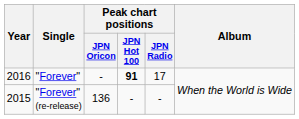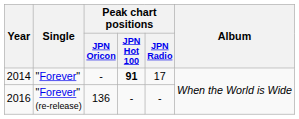(19, 76) 2016 -> (19, 76) 2014
(19, 99) 2015 -> (19, 99) 2016
